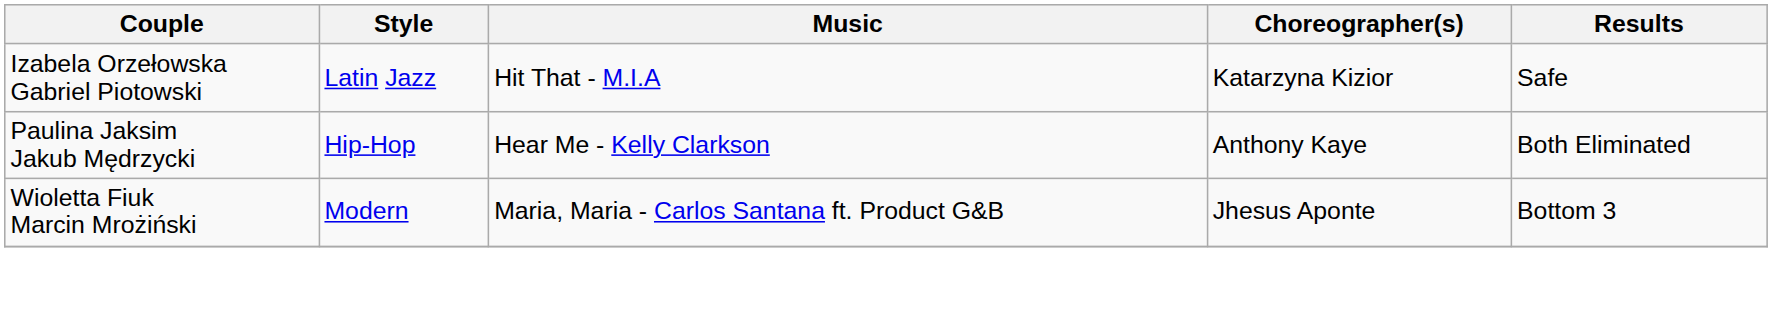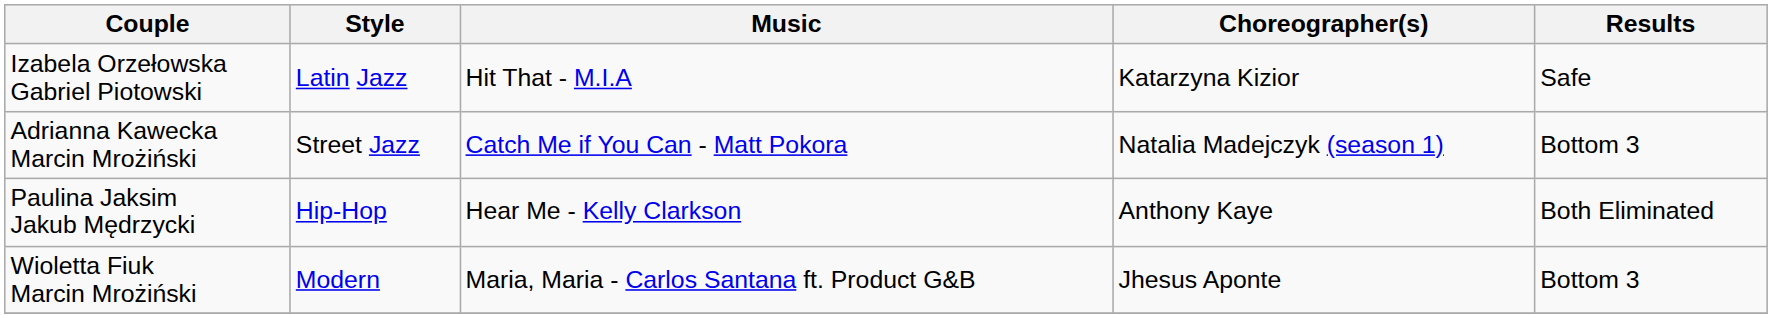+ row: (114, 144)
